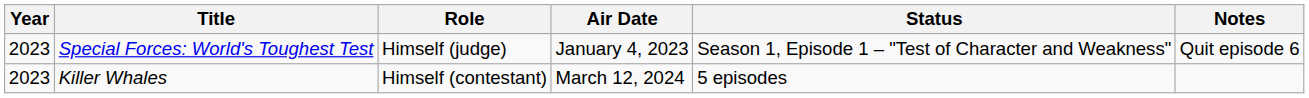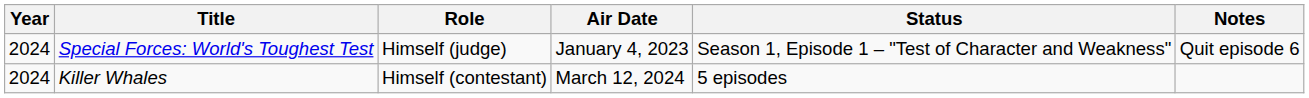(30, 48) 2023 -> (30, 48) 2024
(30, 78) 2023 -> (30, 78) 2024
